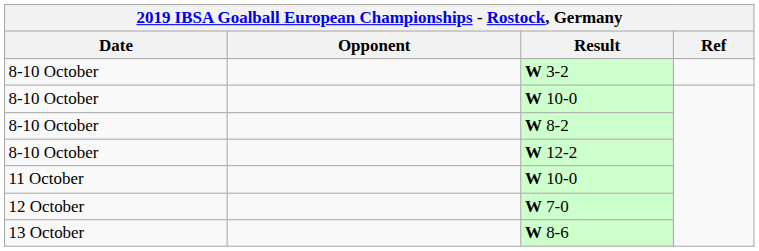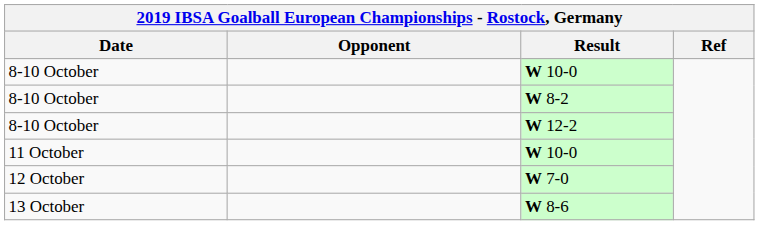- row: (53, 71)
